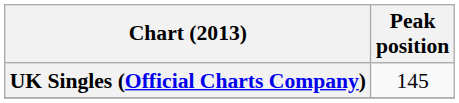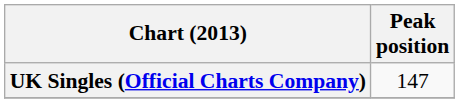(413, 80) 145 -> (413, 80) 147
